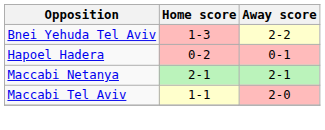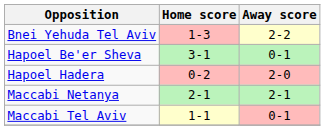+ row: (74, 55)
(279, 55) 0-1 -> (279, 75) 2-0
(279, 95) 2-0 -> (279, 115) 0-1
